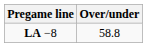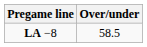(109, 33) 58.8 -> (109, 33) 58.5
